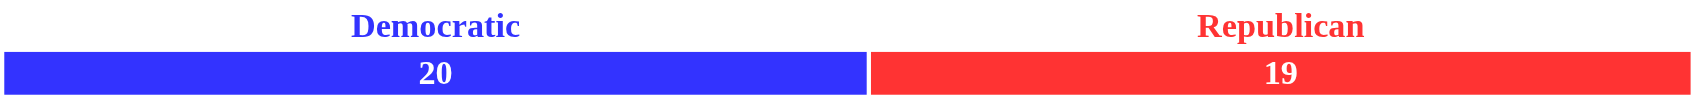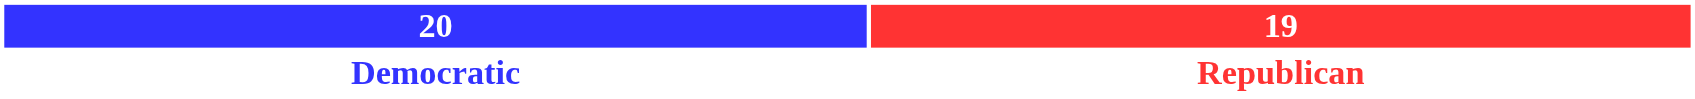rows swapped: (436, 72) <-> (436, 25)
